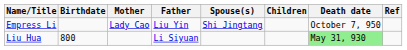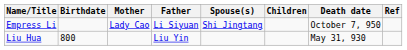(171, 25) Liu Yin -> (176, 25) Li Siyuan
(176, 38) Li Siyuan -> (171, 38) Liu Yin
(338, 38) lightgreen background -> (338, 38) no background
